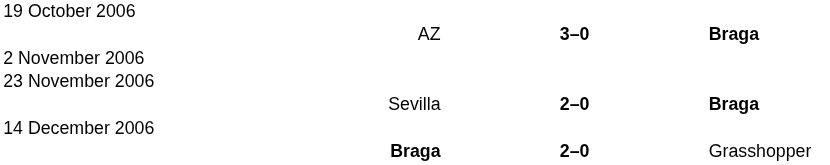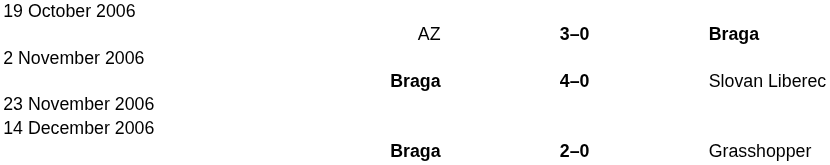+ row: (415, 81)
- row: (414, 104)
